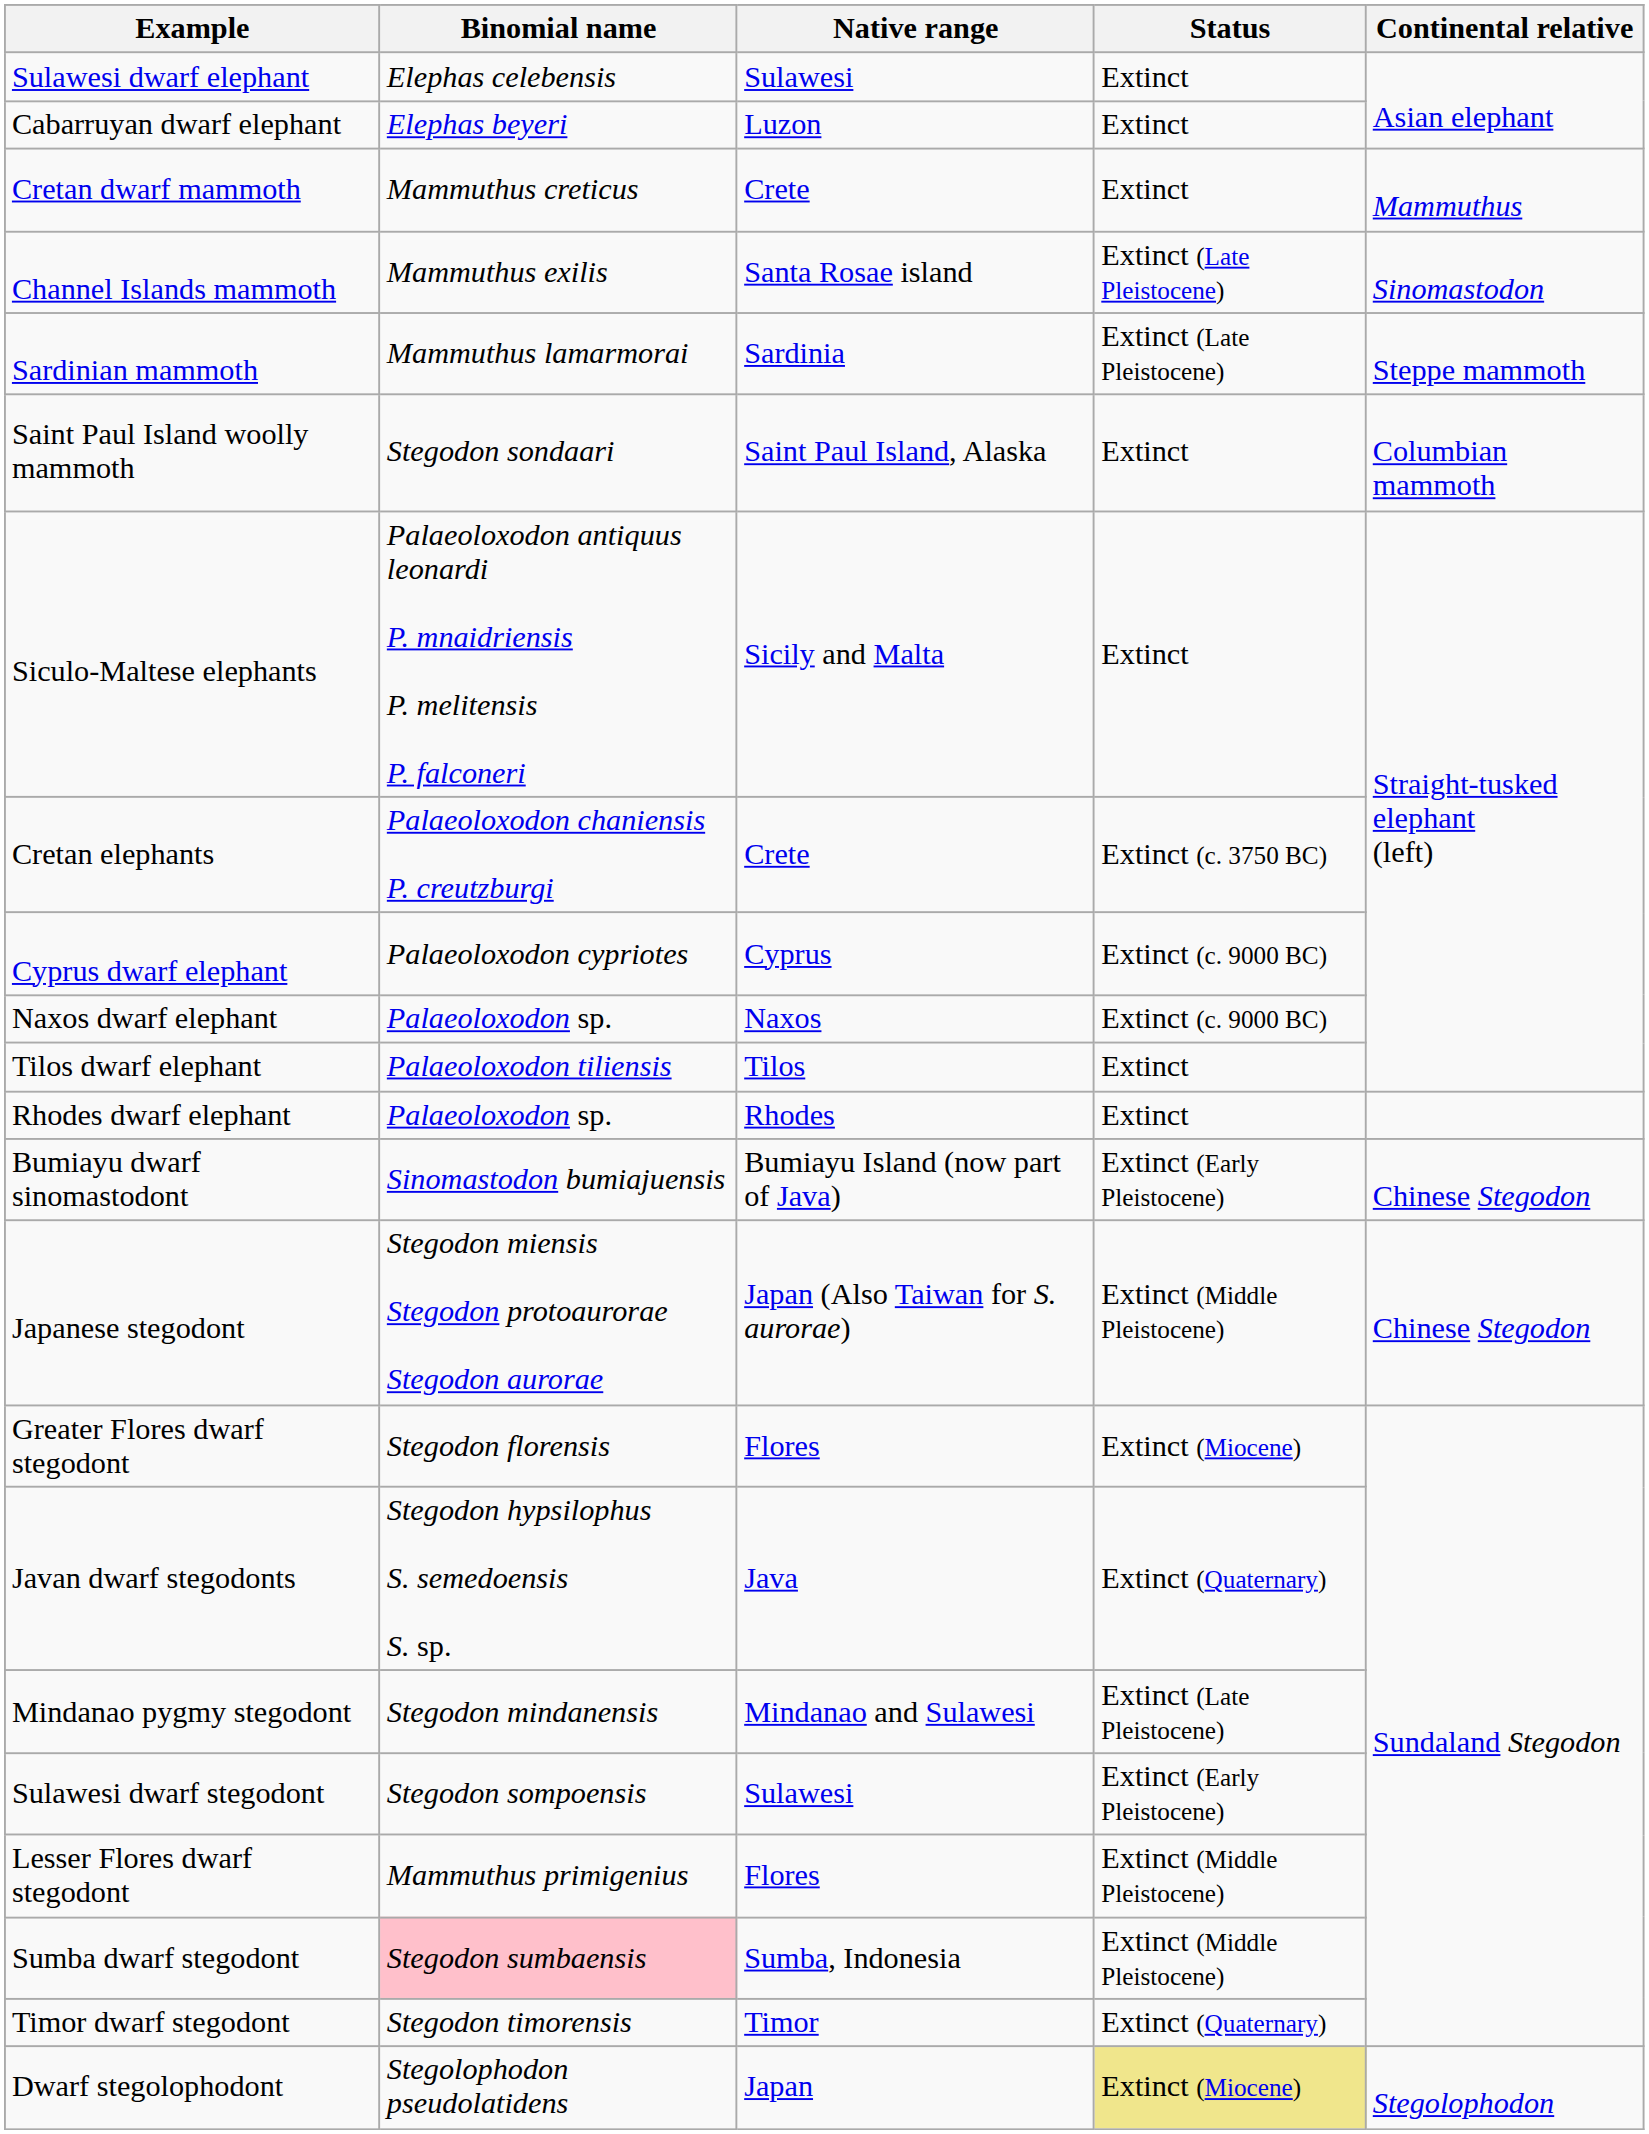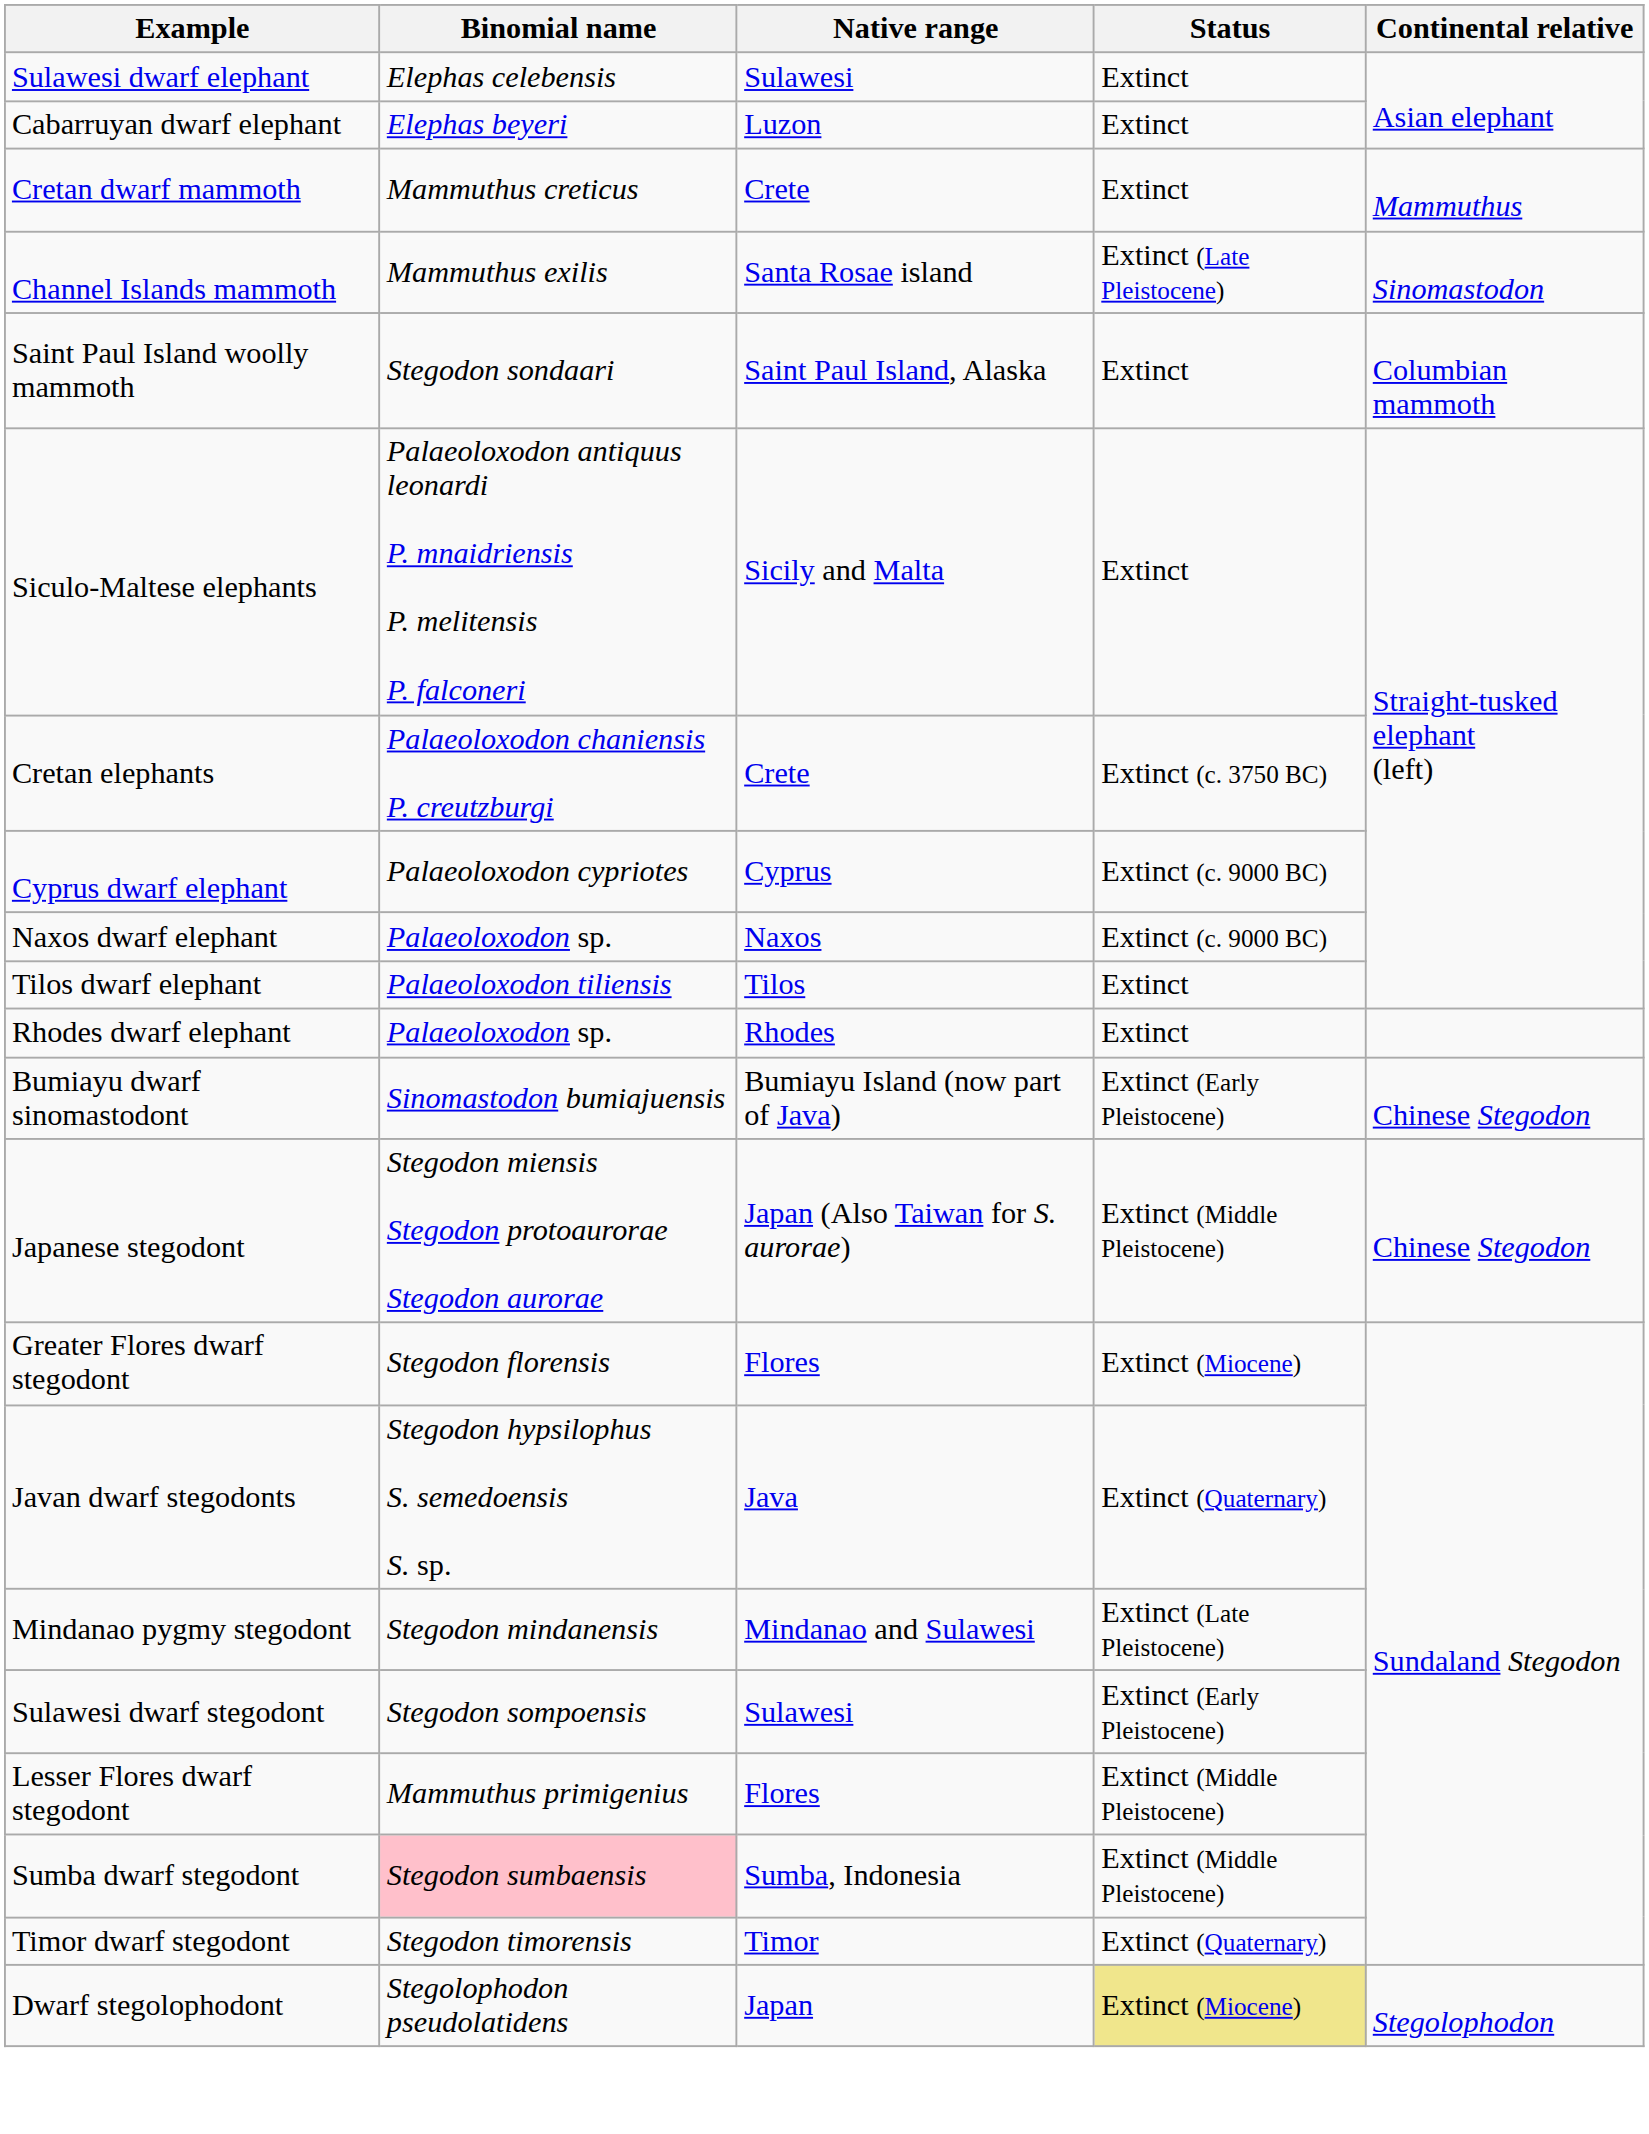- row: (135, 370)
